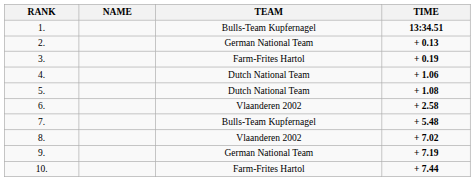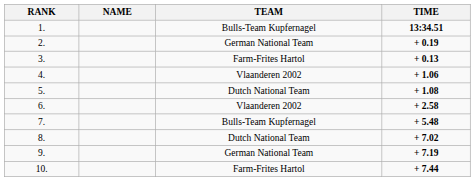(426, 44) + 0.13 -> (426, 44) + 0.19
(426, 59) + 0.19 -> (426, 59) + 0.13
(269, 75) Dutch National Team -> (269, 75) Vlaanderen 2002
(269, 138) Vlaanderen 2002 -> (269, 138) Dutch National Team
